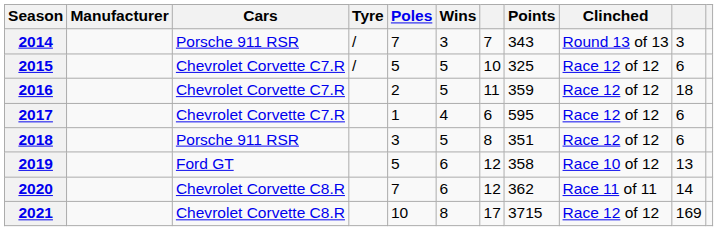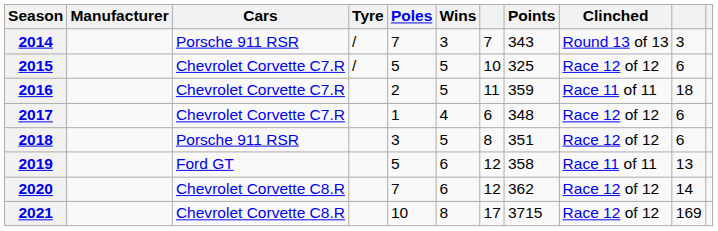(611, 90) Race 12 of 12 -> (610, 90) Race 11 of 11
(521, 115) 595 -> (521, 115) 348
(611, 164) Race 10 of 12 -> (610, 164) Race 11 of 11
(610, 189) Race 11 of 11 -> (611, 189) Race 12 of 12
